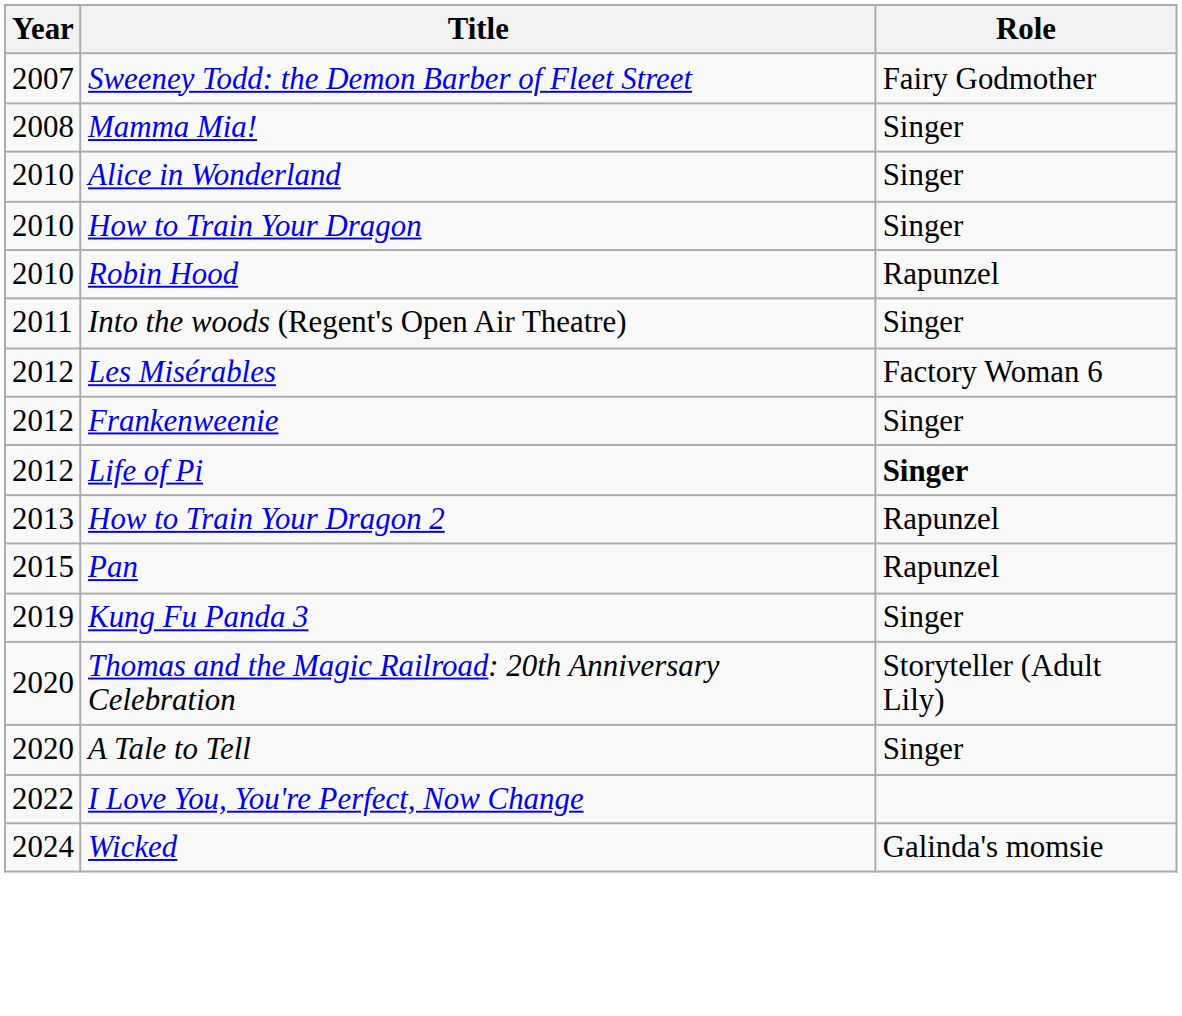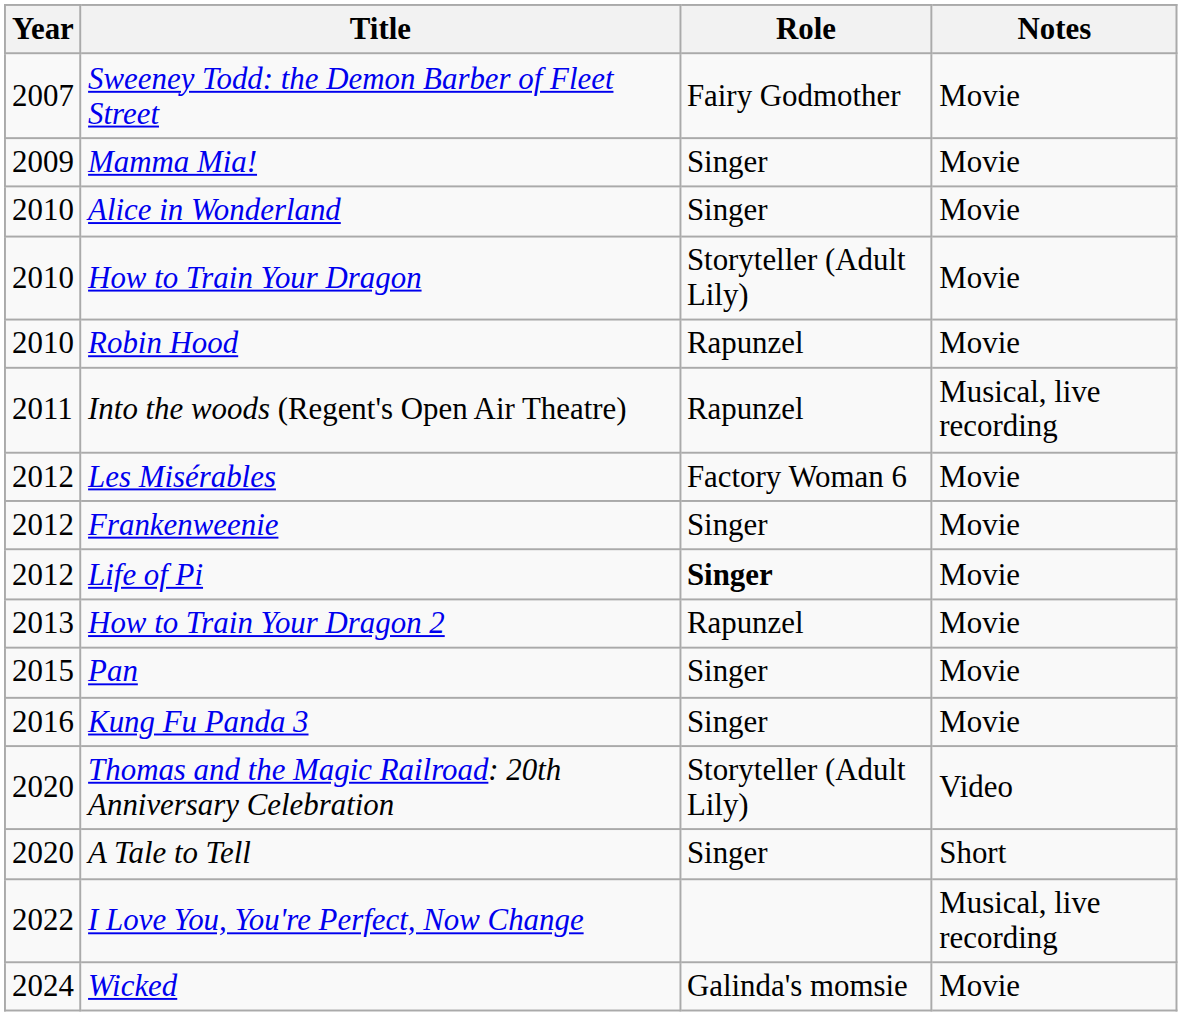+ column: (1054, 28)
(43, 126) 2008 -> (43, 161) 2009
(923, 224) Singer -> (796, 276) Storyteller (Adult Lily)
(923, 322) Singer -> (745, 409) Rapunzel
(941, 567) Rapunzel -> (727, 671) Singer
(43, 616) 2019 -> (43, 720) 2016
